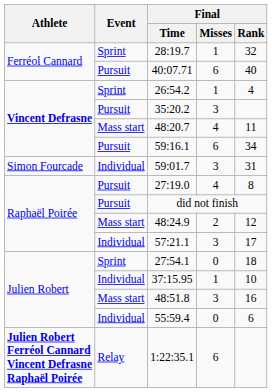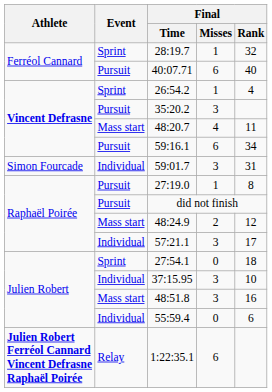(216, 185) 4 -> (216, 185) 1
(216, 280) 1 -> (216, 280) 3
